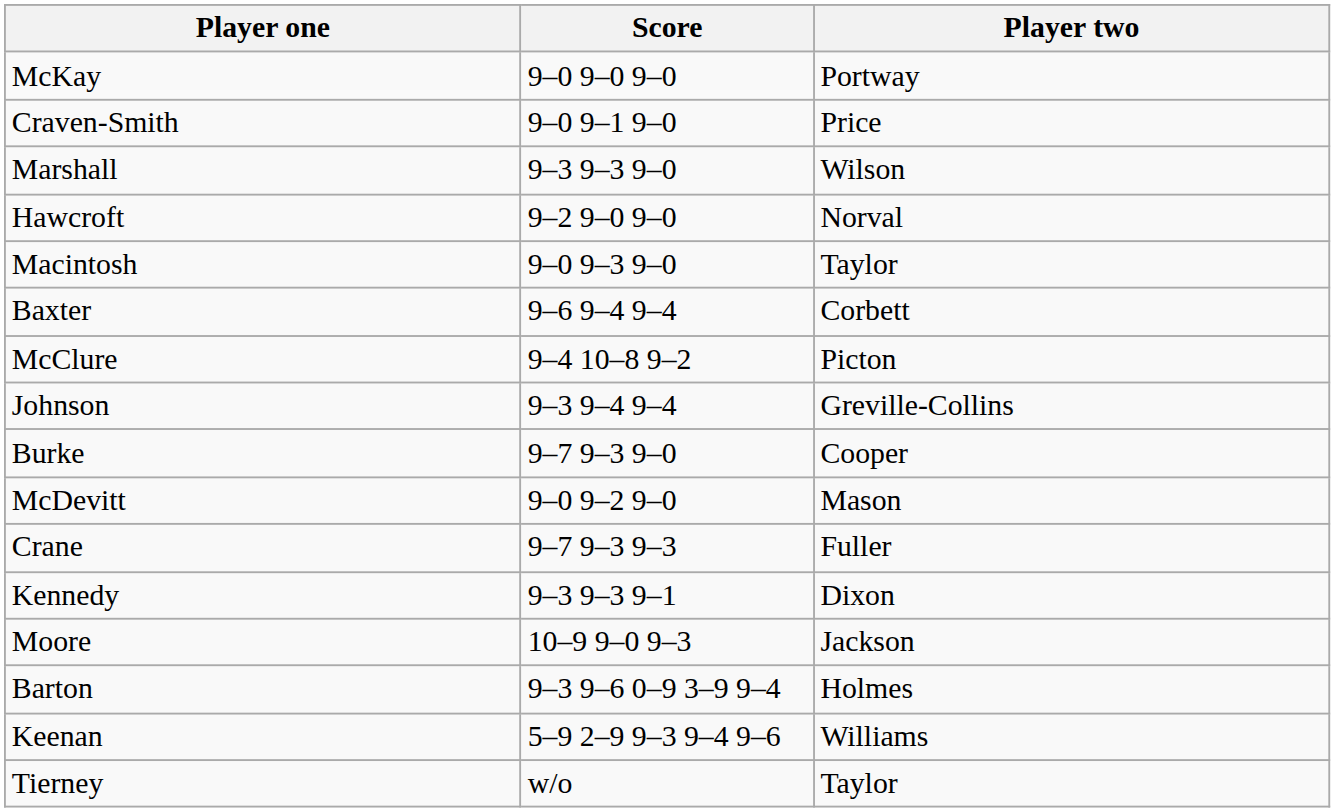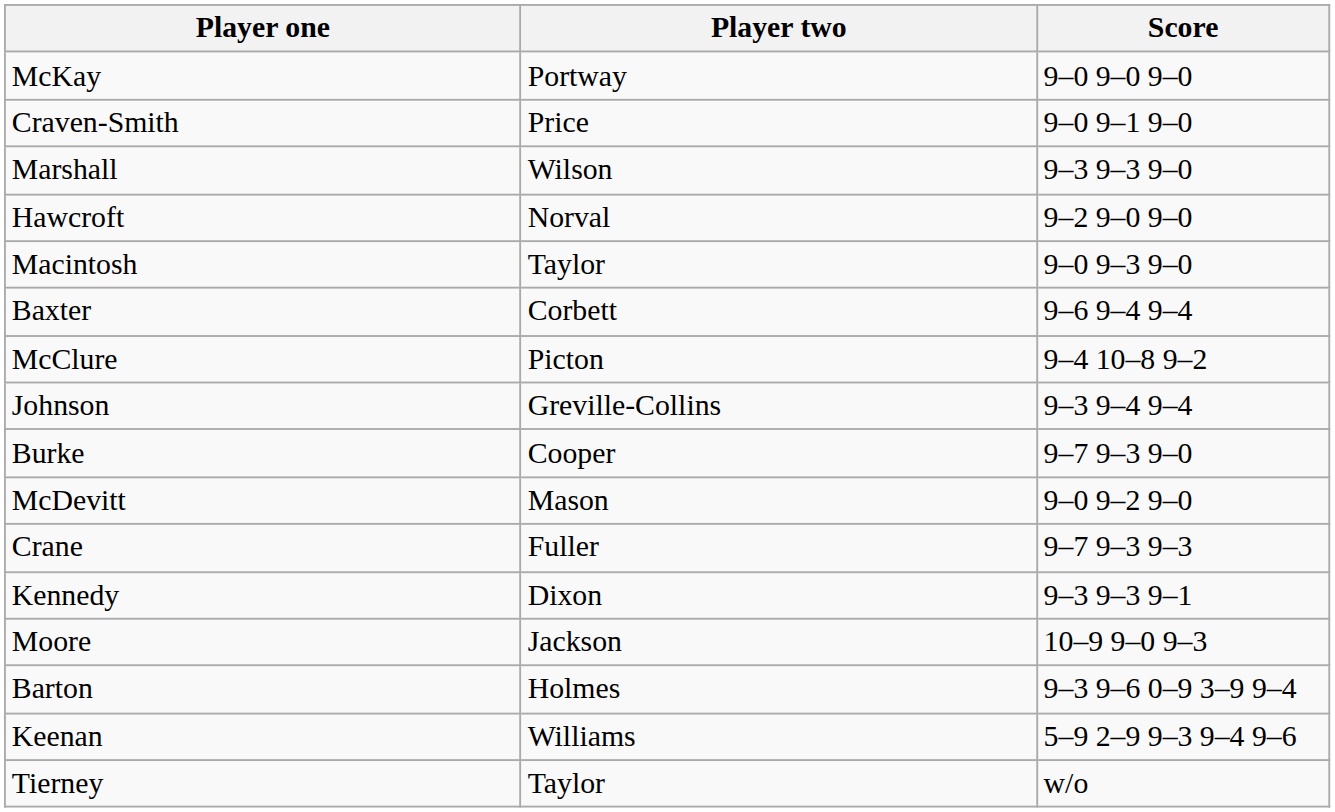columns swapped: (1072, 28) <-> (667, 28)
